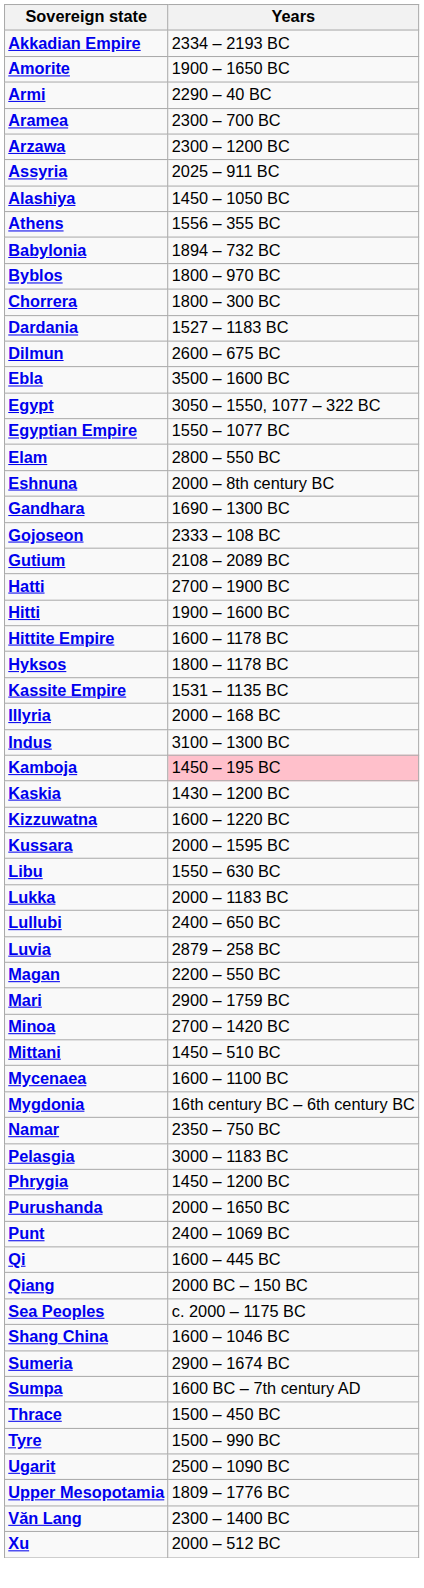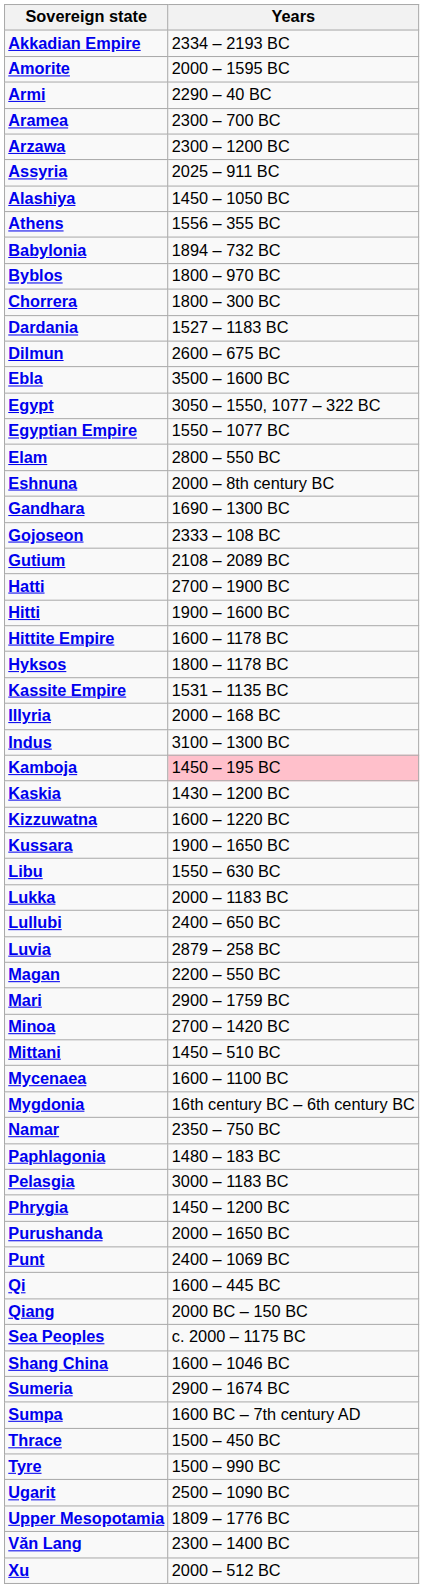(231, 69) 1900 – 1650 BC -> (231, 69) 2000 – 1595 BC
(231, 845) 2000 – 1595 BC -> (231, 845) 1900 – 1650 BC
+ row: (57, 1156)
